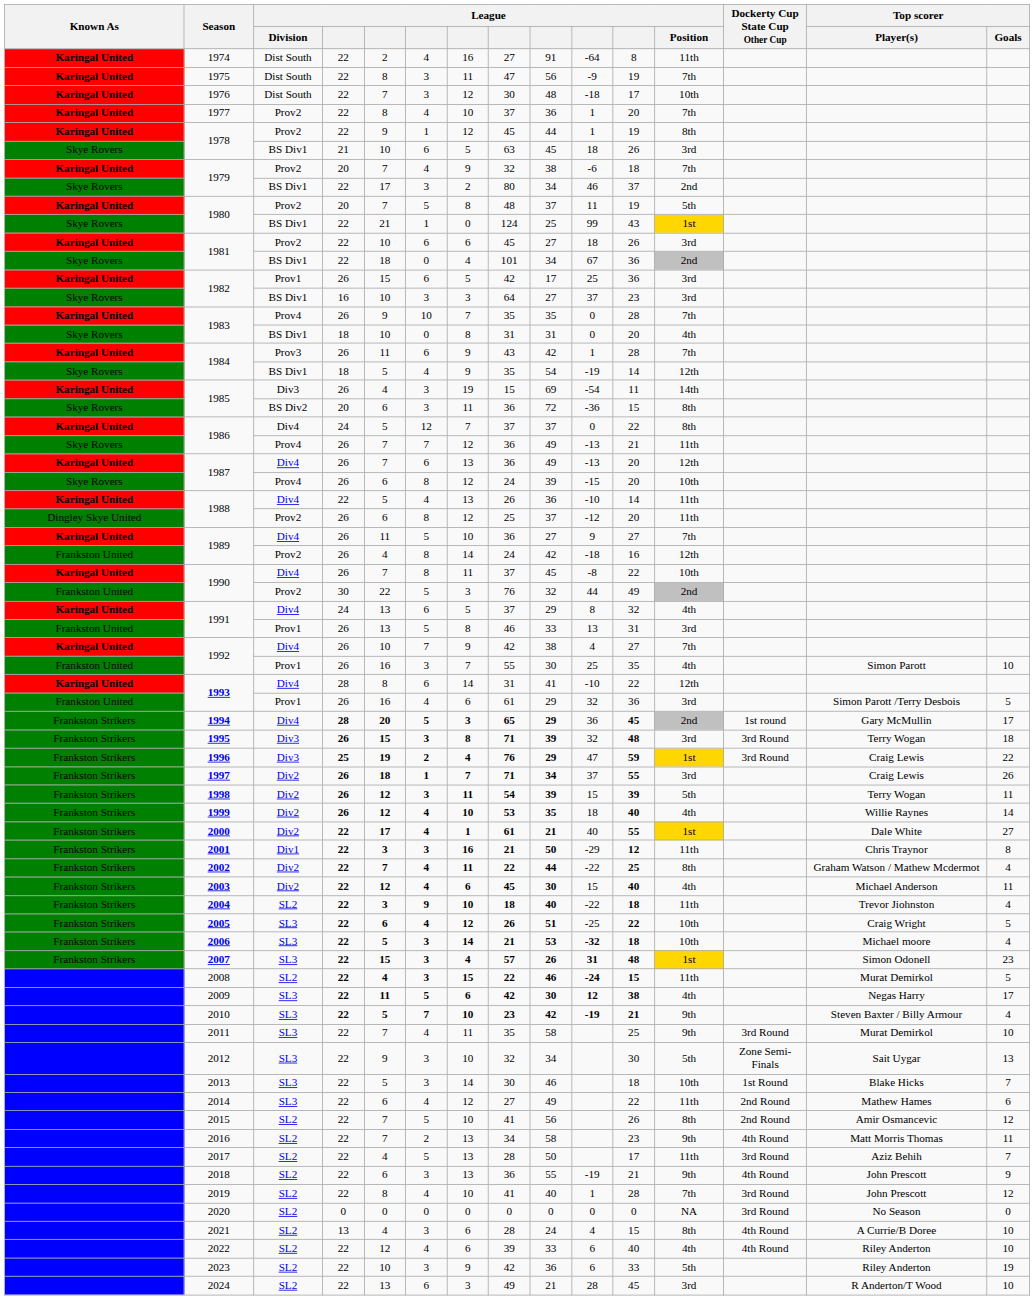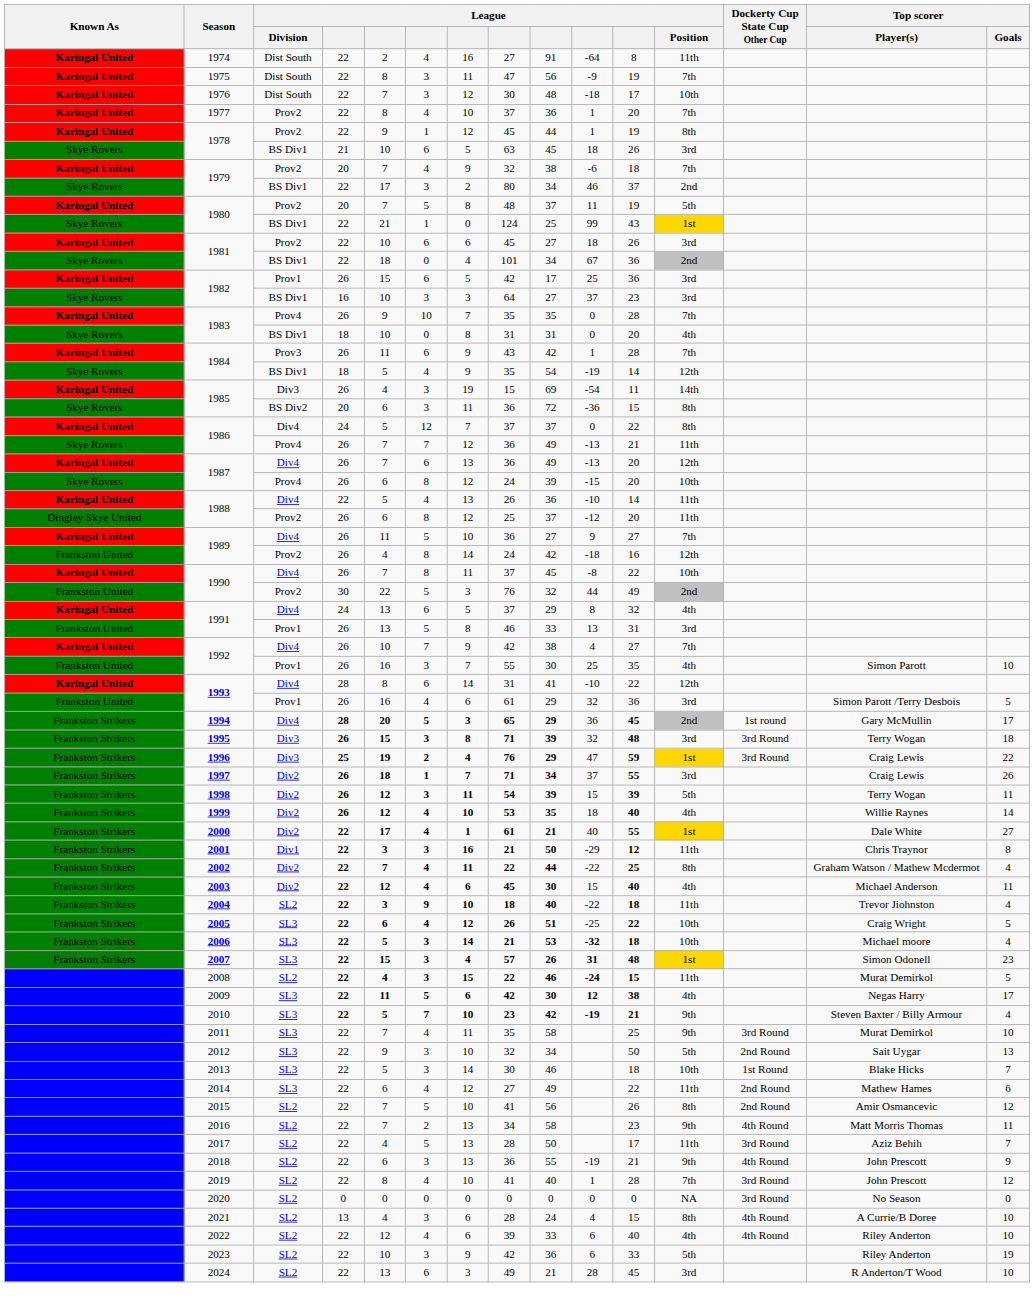(634, 1058) 30 -> (634, 1051) 50
(765, 1058) Zone Semi-Finals -> (765, 1051) 2nd Round
